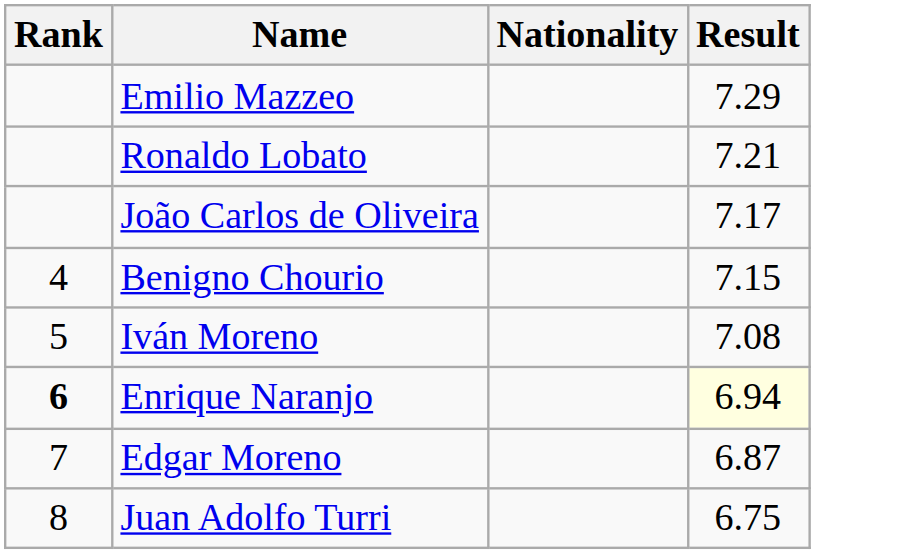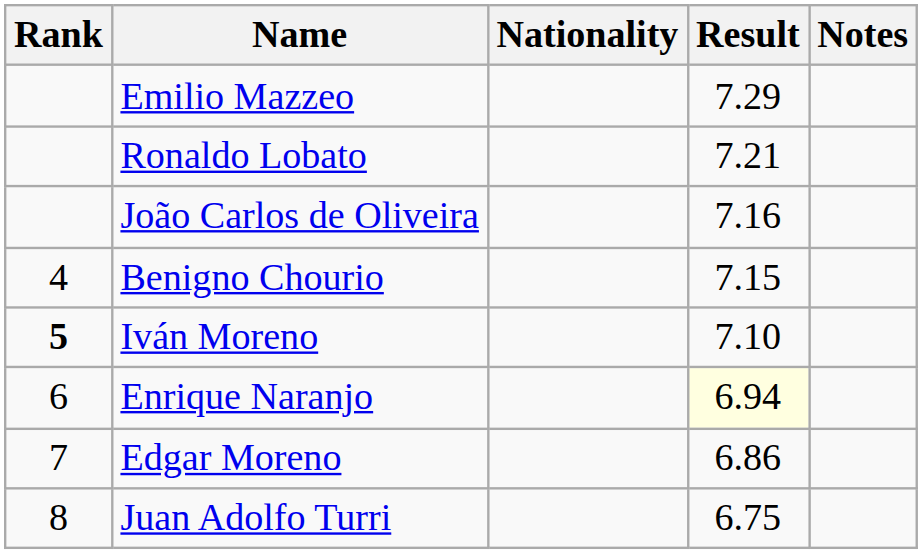+ column: (863, 34)
(748, 215) 7.17 -> (748, 215) 7.16
(58, 336) normal -> (58, 336) bold
(748, 336) 7.08 -> (748, 336) 7.10
(58, 397) bold -> (58, 397) normal
(748, 457) 6.87 -> (748, 457) 6.86
